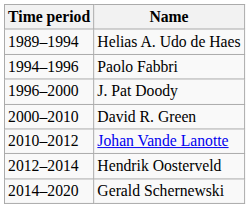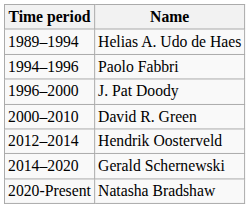- row: (163, 141)
+ row: (157, 191)
